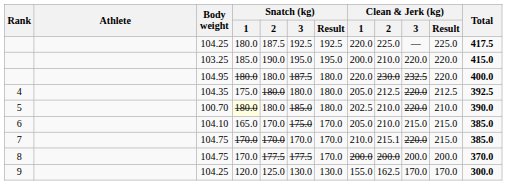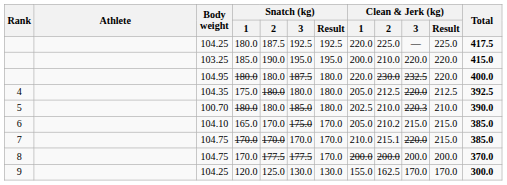(246, 108) lightyellow background -> (246, 108) no background
(416, 108) 220.0 -> (416, 108) 220.3
(388, 124) 210.0 -> (388, 124) 210.2
